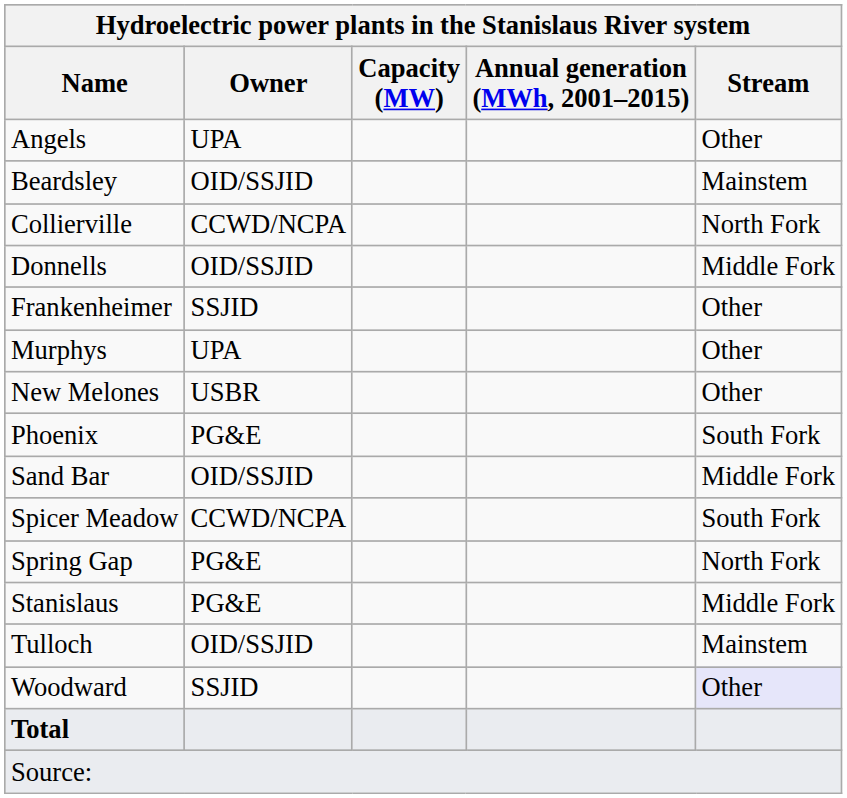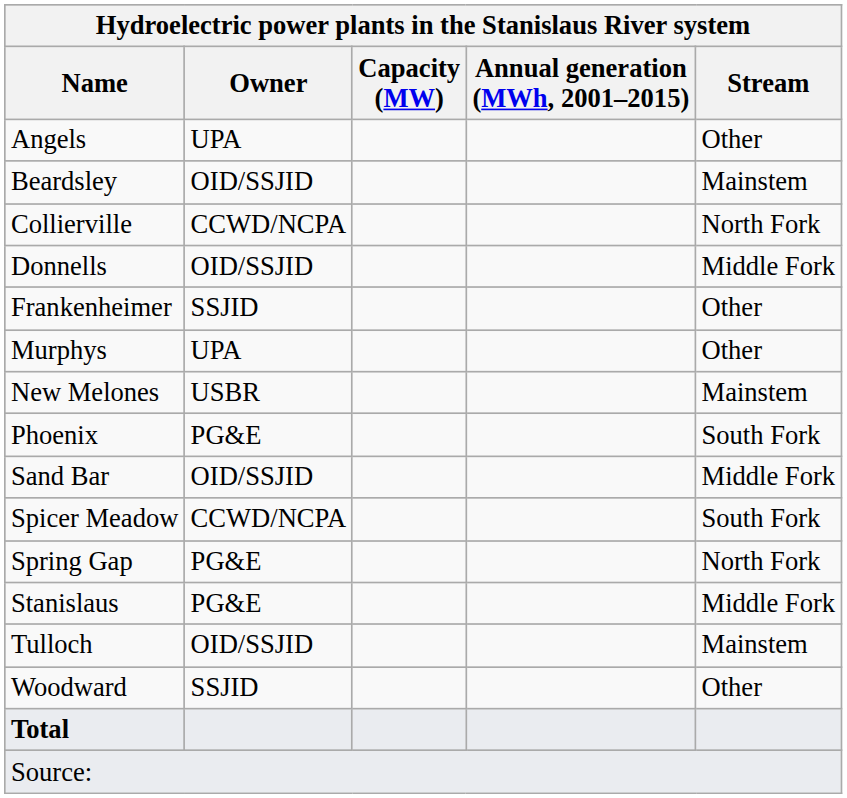(732, 392) Other -> (755, 392) Mainstem
(732, 687) lavender background -> (732, 687) no background
